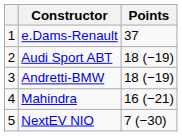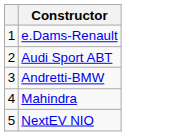- column: (149, 15)
